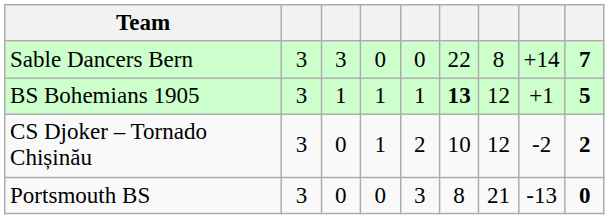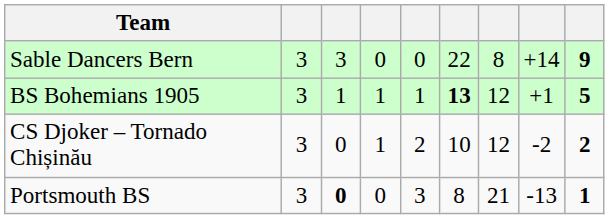(585, 59) 7 -> (585, 59) 9
(341, 194) normal -> (341, 194) bold
(585, 194) 0 -> (585, 194) 1
